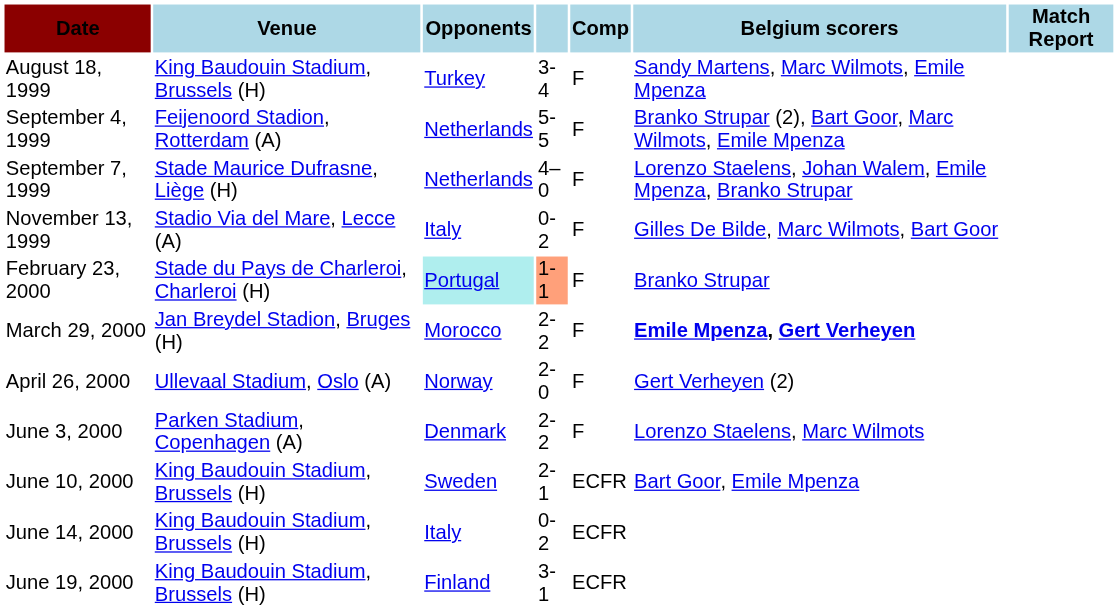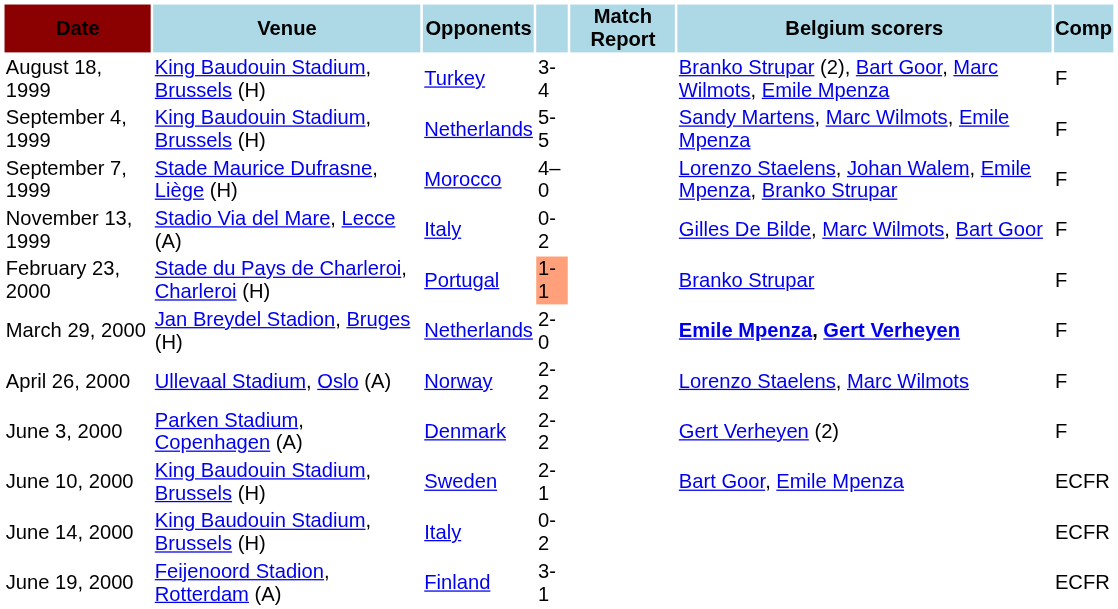columns swapped: (600, 28) <-> (1061, 28)
(799, 78) Sandy Martens, Marc Wilmots, Emile Mpenza -> (839, 78) Branko Strupar (2), Bart Goor, Marc Wilmots, Emile Mpenza
(242, 129) Feijenoord Stadion, Rotterdam (A) -> (263, 129) King Baudouin Stadium, Brussels (H)
(794, 129) Branko Strupar (2), Bart Goor, Marc Wilmots, Emile Mpenza -> (844, 129) Sandy Martens, Marc Wilmots, Emile Mpenza
(479, 179) Netherlands -> (463, 179) Morocco
(462, 280) paleturquoise background -> (462, 280) no background
(463, 330) Morocco -> (479, 330) Netherlands
(547, 330) 2-2 -> (547, 330) 2-0
(547, 381) 2-0 -> (547, 381) 2-2
(714, 381) Gert Verheyen (2) -> (824, 381) Lorenzo Staelens, Marc Wilmots
(779, 431) Lorenzo Staelens, Marc Wilmots -> (759, 431) Gert Verheyen (2)
(263, 582) King Baudouin Stadium, Brussels (H) -> (242, 582) Feijenoord Stadion, Rotterdam (A)
